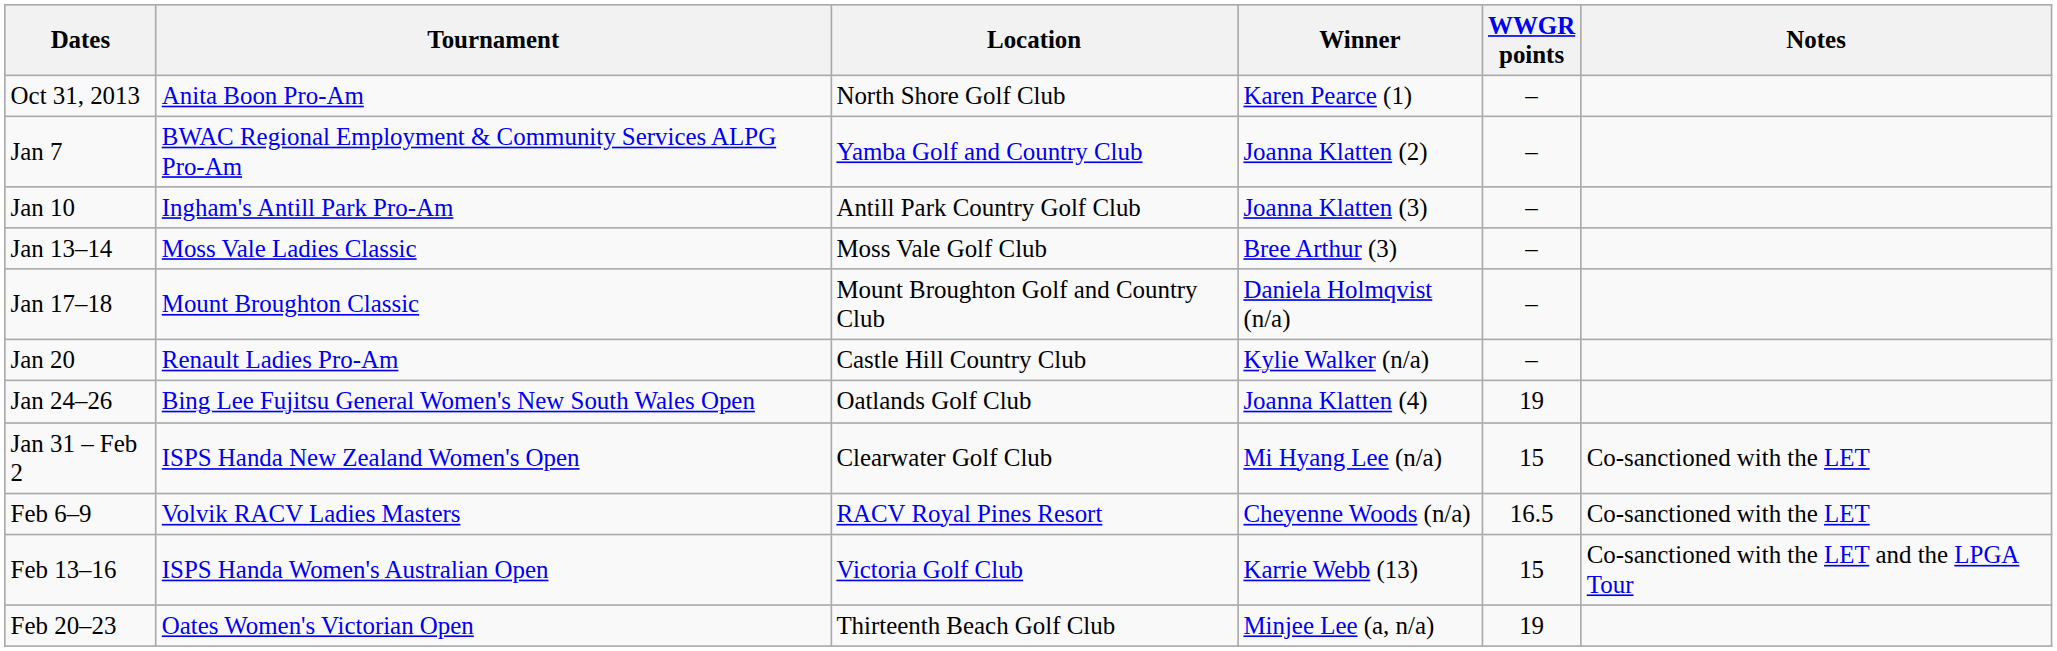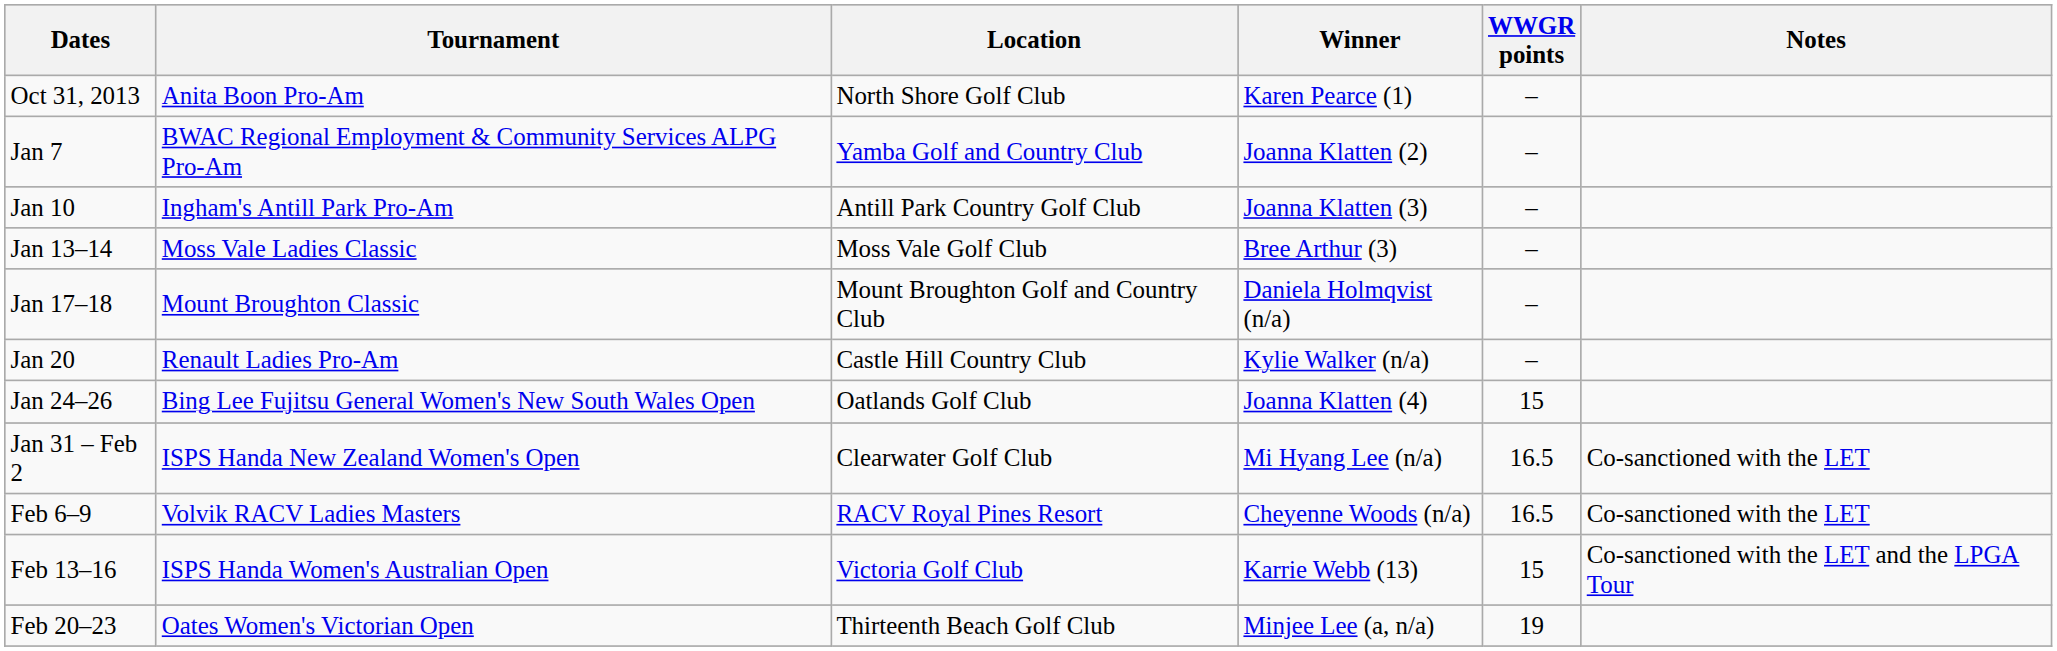(1532, 401) 19 -> (1532, 401) 15
(1532, 457) 15 -> (1532, 457) 16.5
